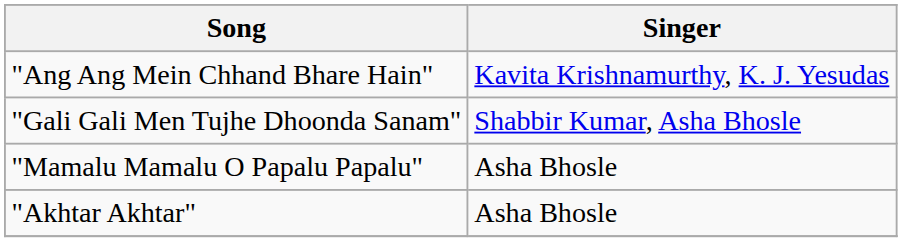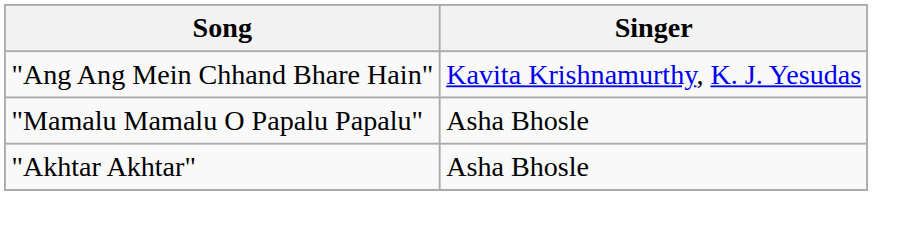- row: (236, 120)
